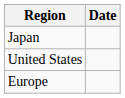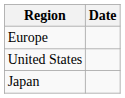rows swapped: (28, 81) <-> (23, 37)
